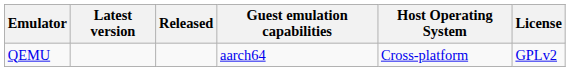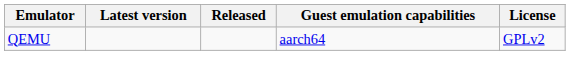- column: (445, 24)
